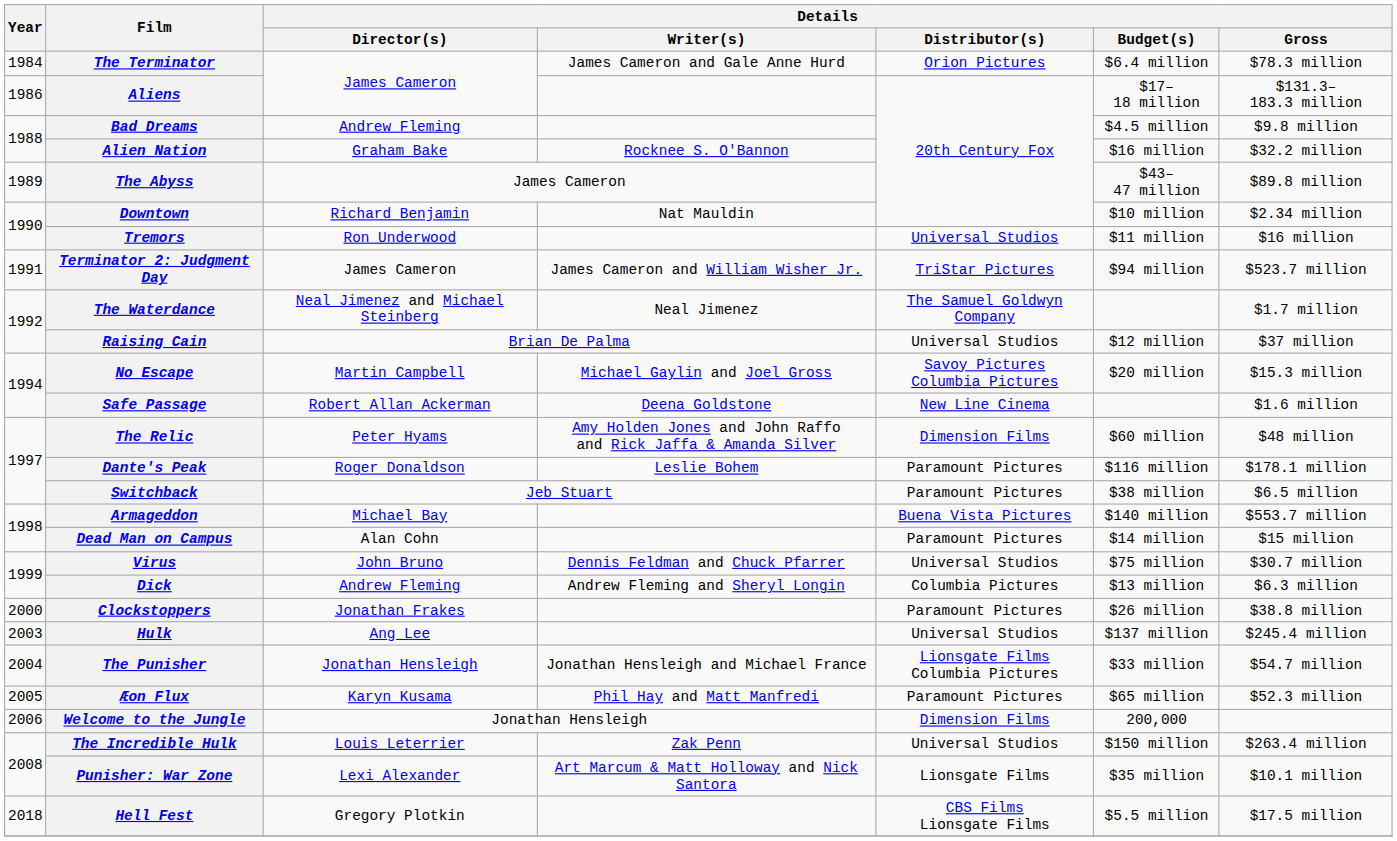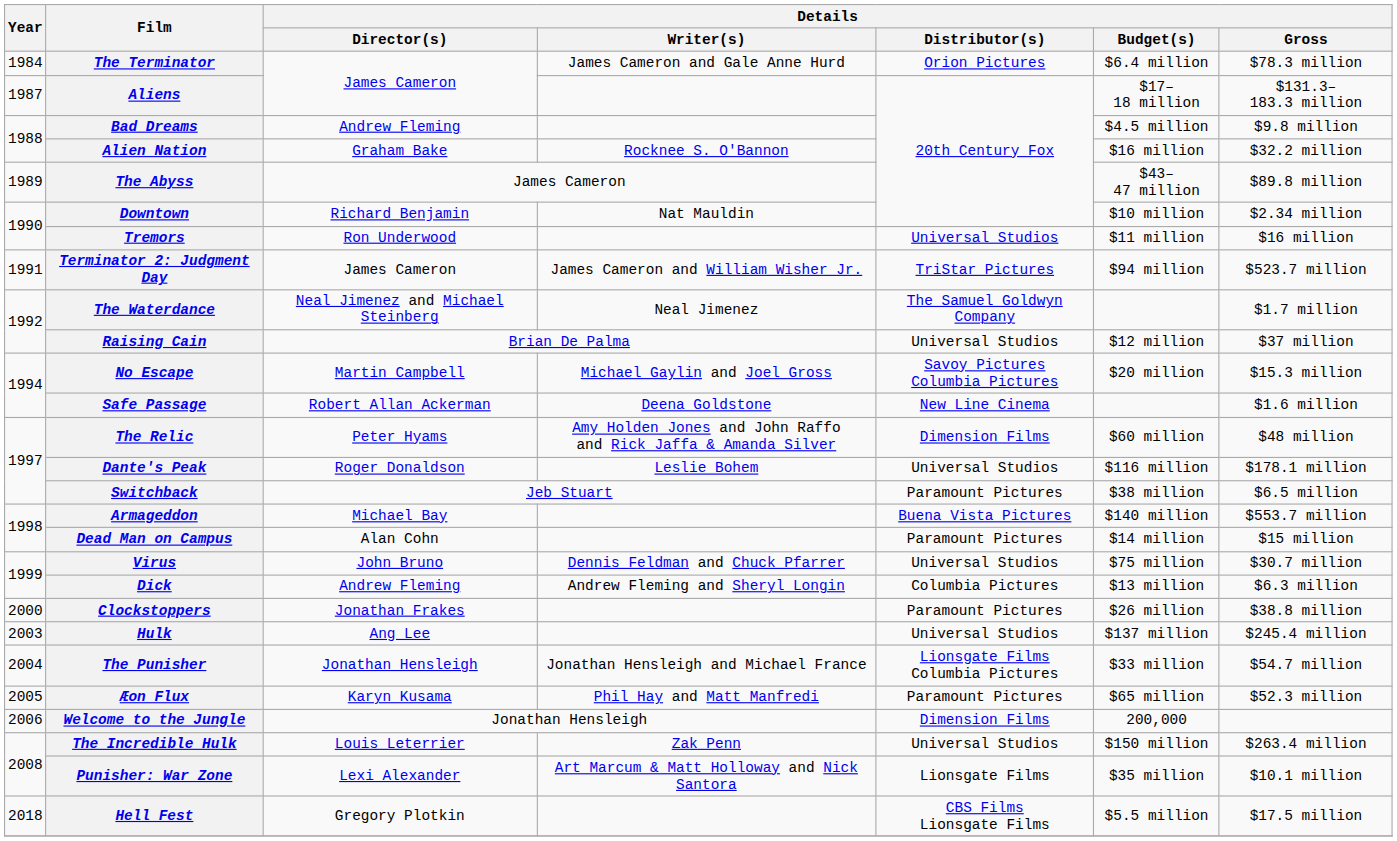(25, 95) 1986 -> (25, 95) 1987
(985, 469) Paramount Pictures -> (985, 469) Universal Studios
